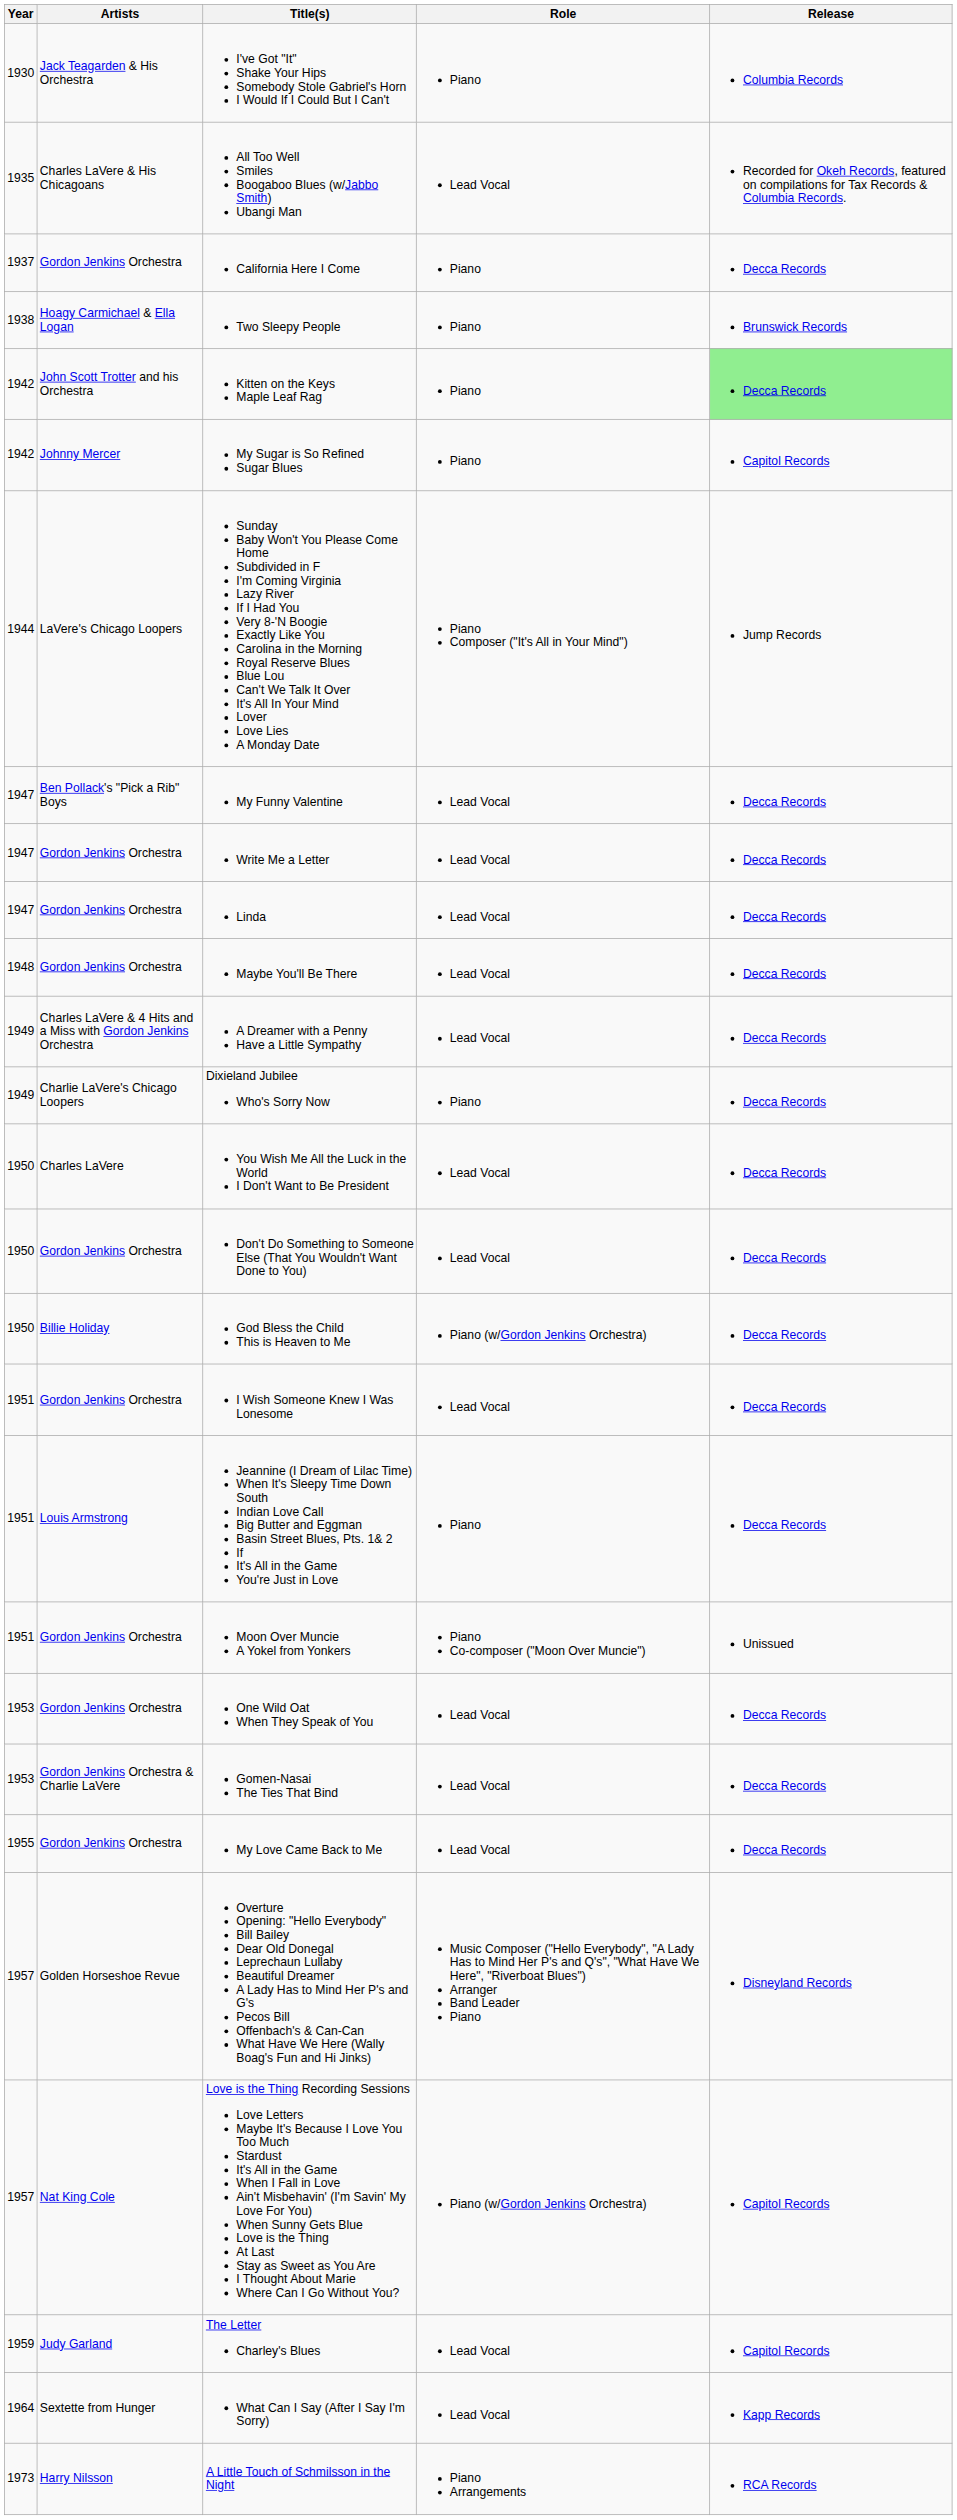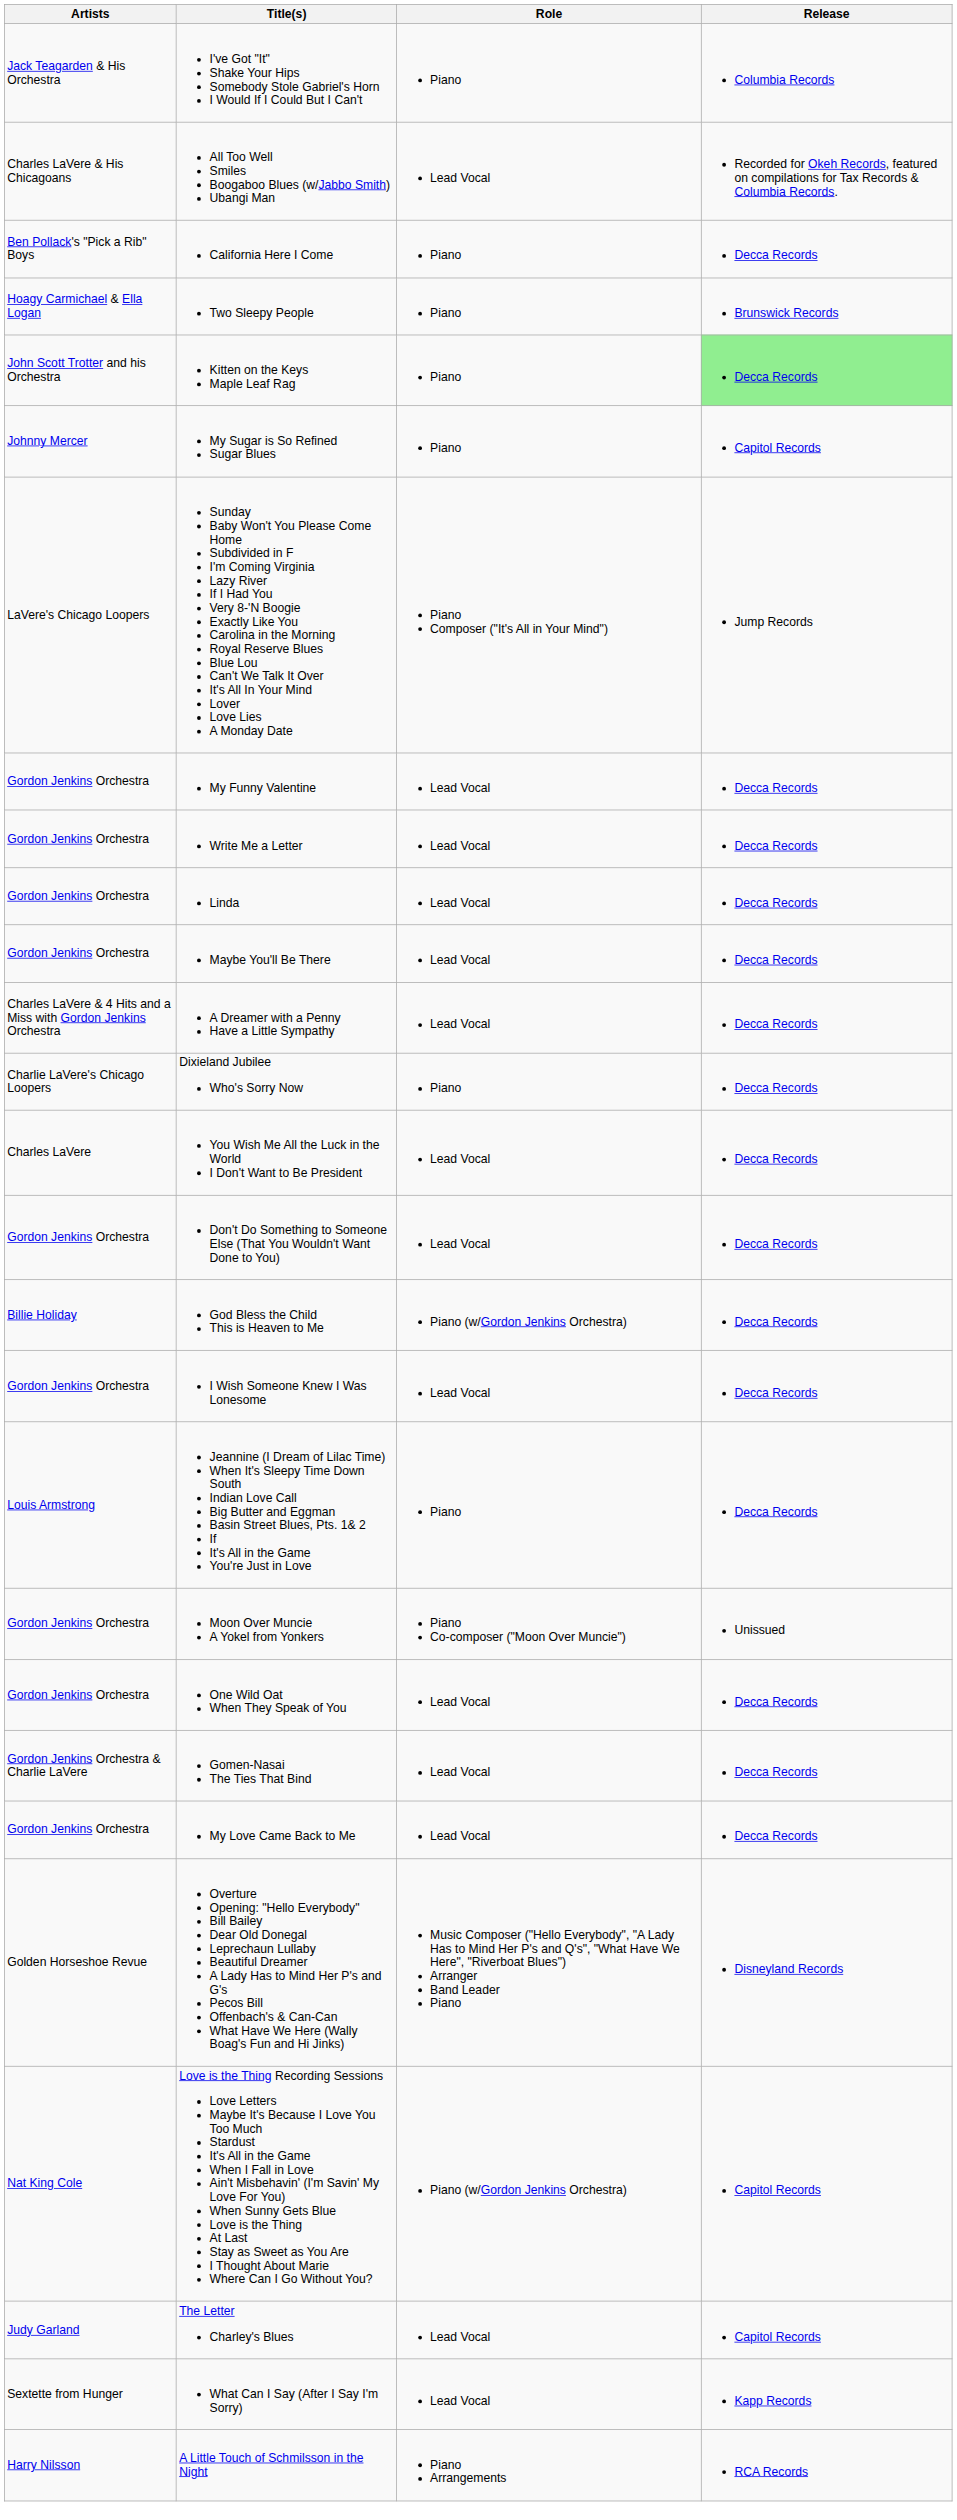- column: (21, 14)
(111, 262) Gordon Jenkins Orchestra -> (77, 249) Ben Pollack's "Pick a Rib" Boys
(110, 795) Ben Pollack's "Pick a Rib" Boys -> (78, 781) Gordon Jenkins Orchestra
